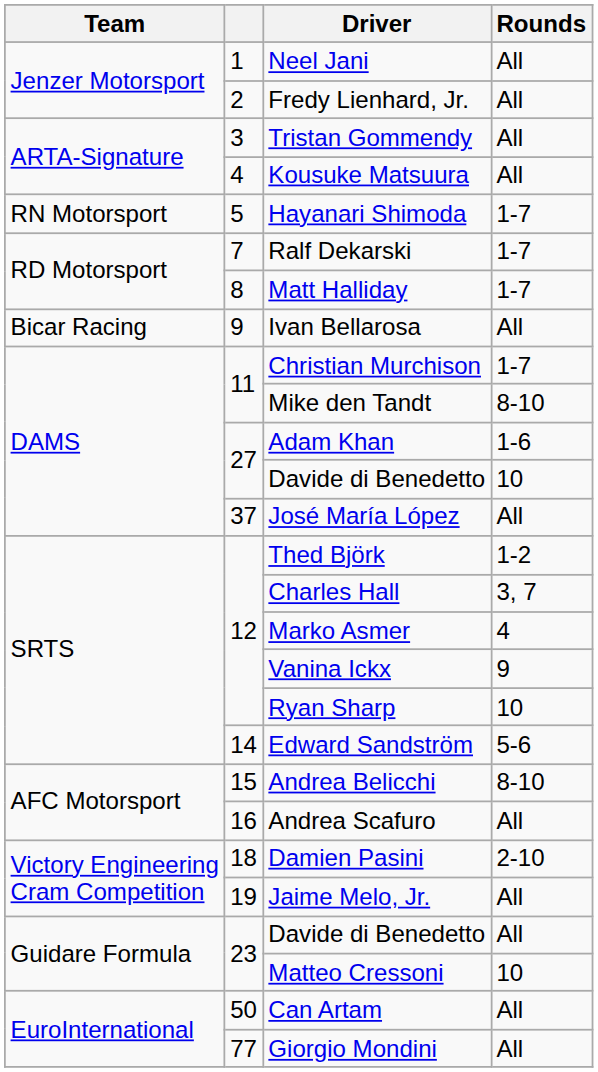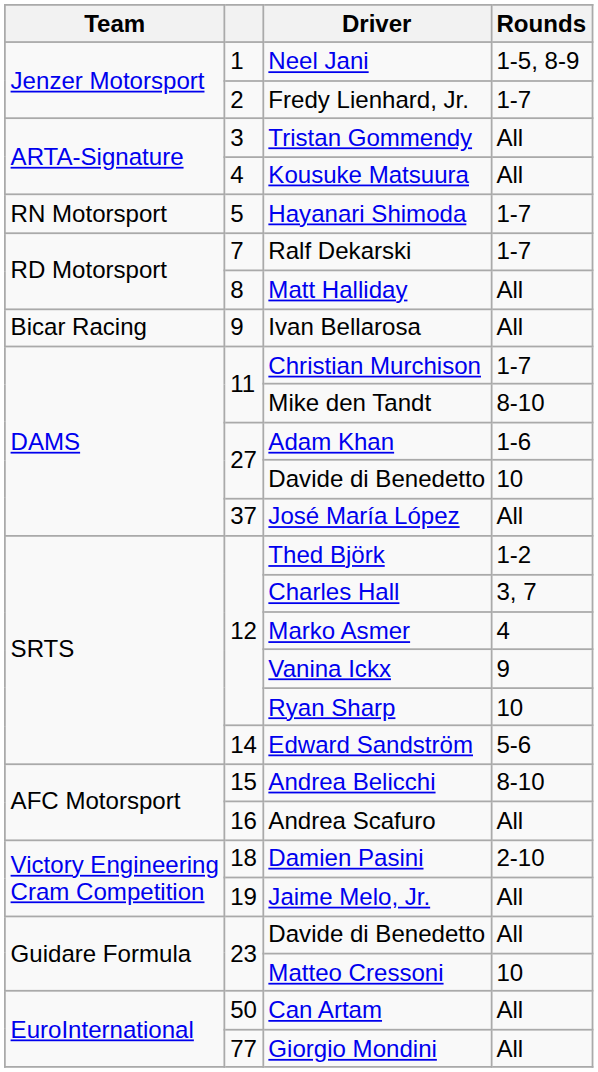(510, 61) All -> (538, 61) 1-5, 8-9
(510, 99) All -> (514, 99) 1-7
(514, 289) 1-7 -> (510, 289) All
